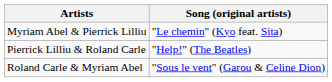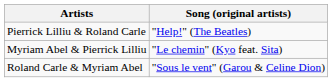rows swapped: (77, 31) <-> (76, 49)
